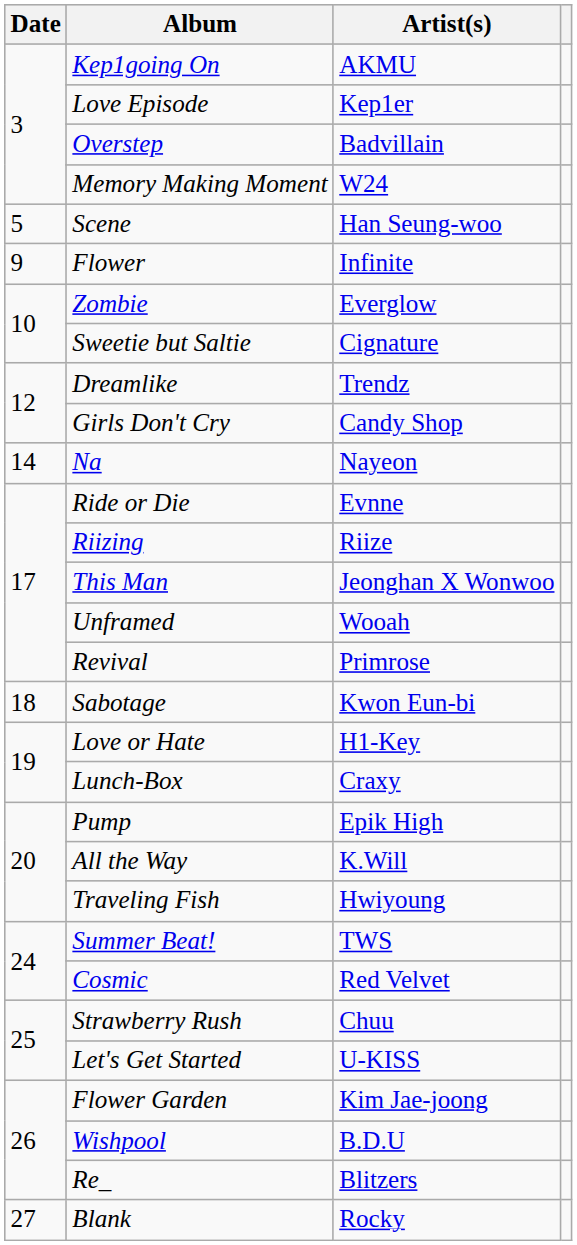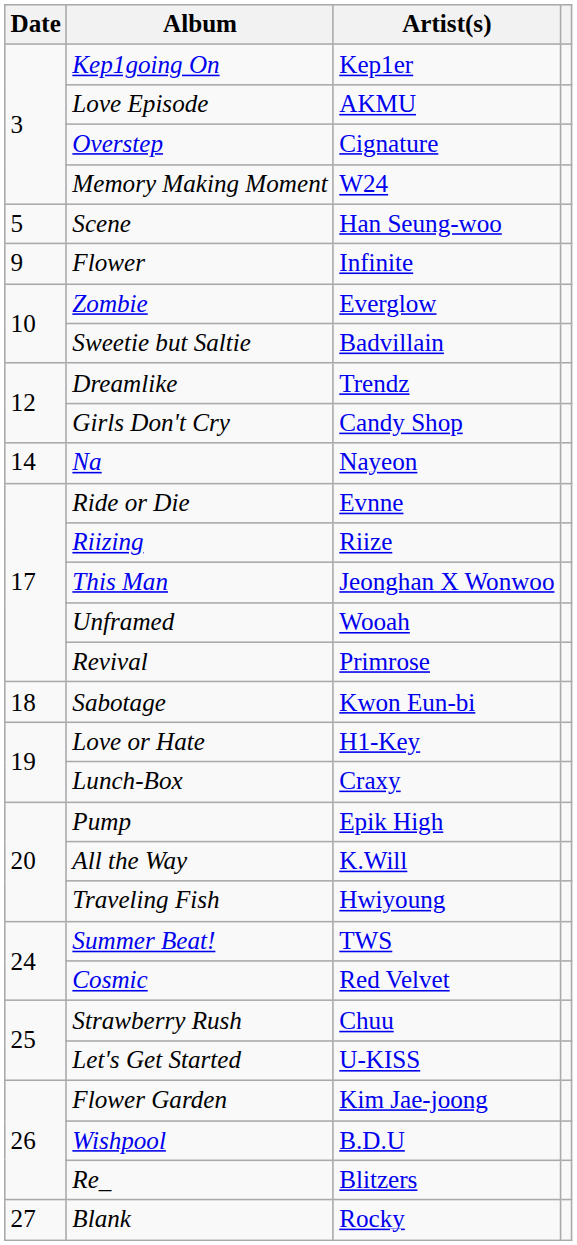(378, 64) AKMU -> (376, 64) Kep1er
(376, 104) Kep1er -> (378, 104) AKMU
(392, 143) Badvillain -> (389, 143) Cignature
(389, 343) Cignature -> (392, 343) Badvillain
